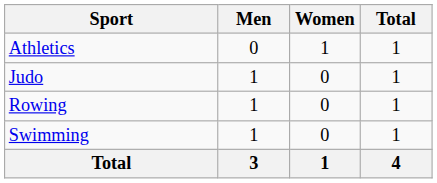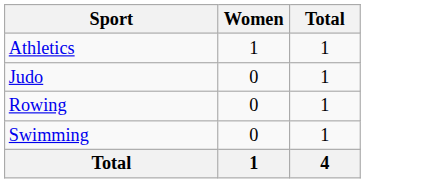- column: (254, 18)
